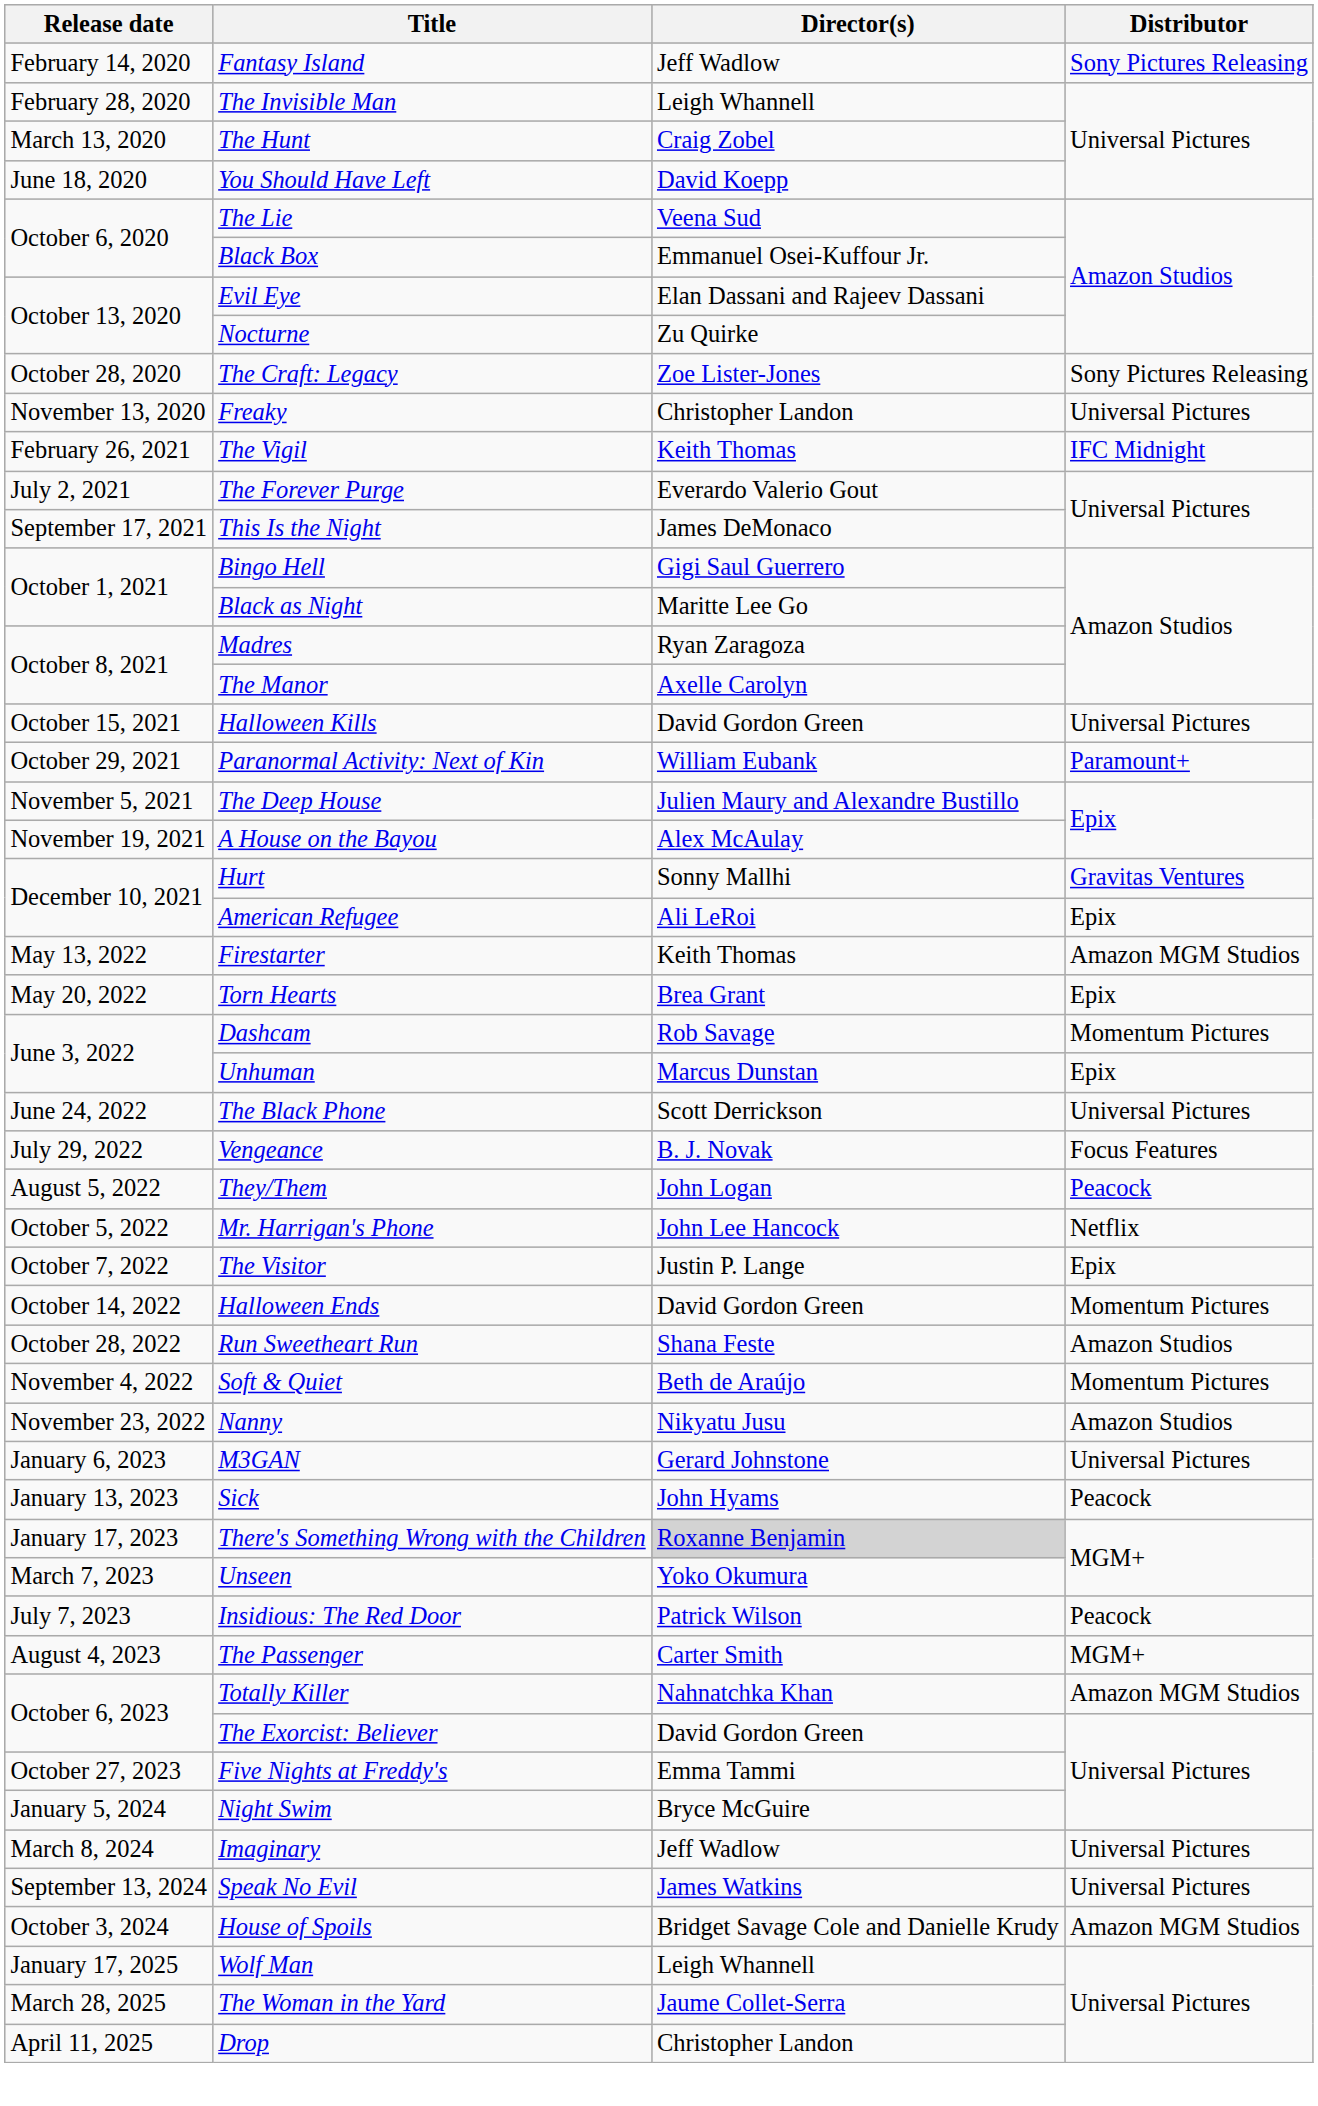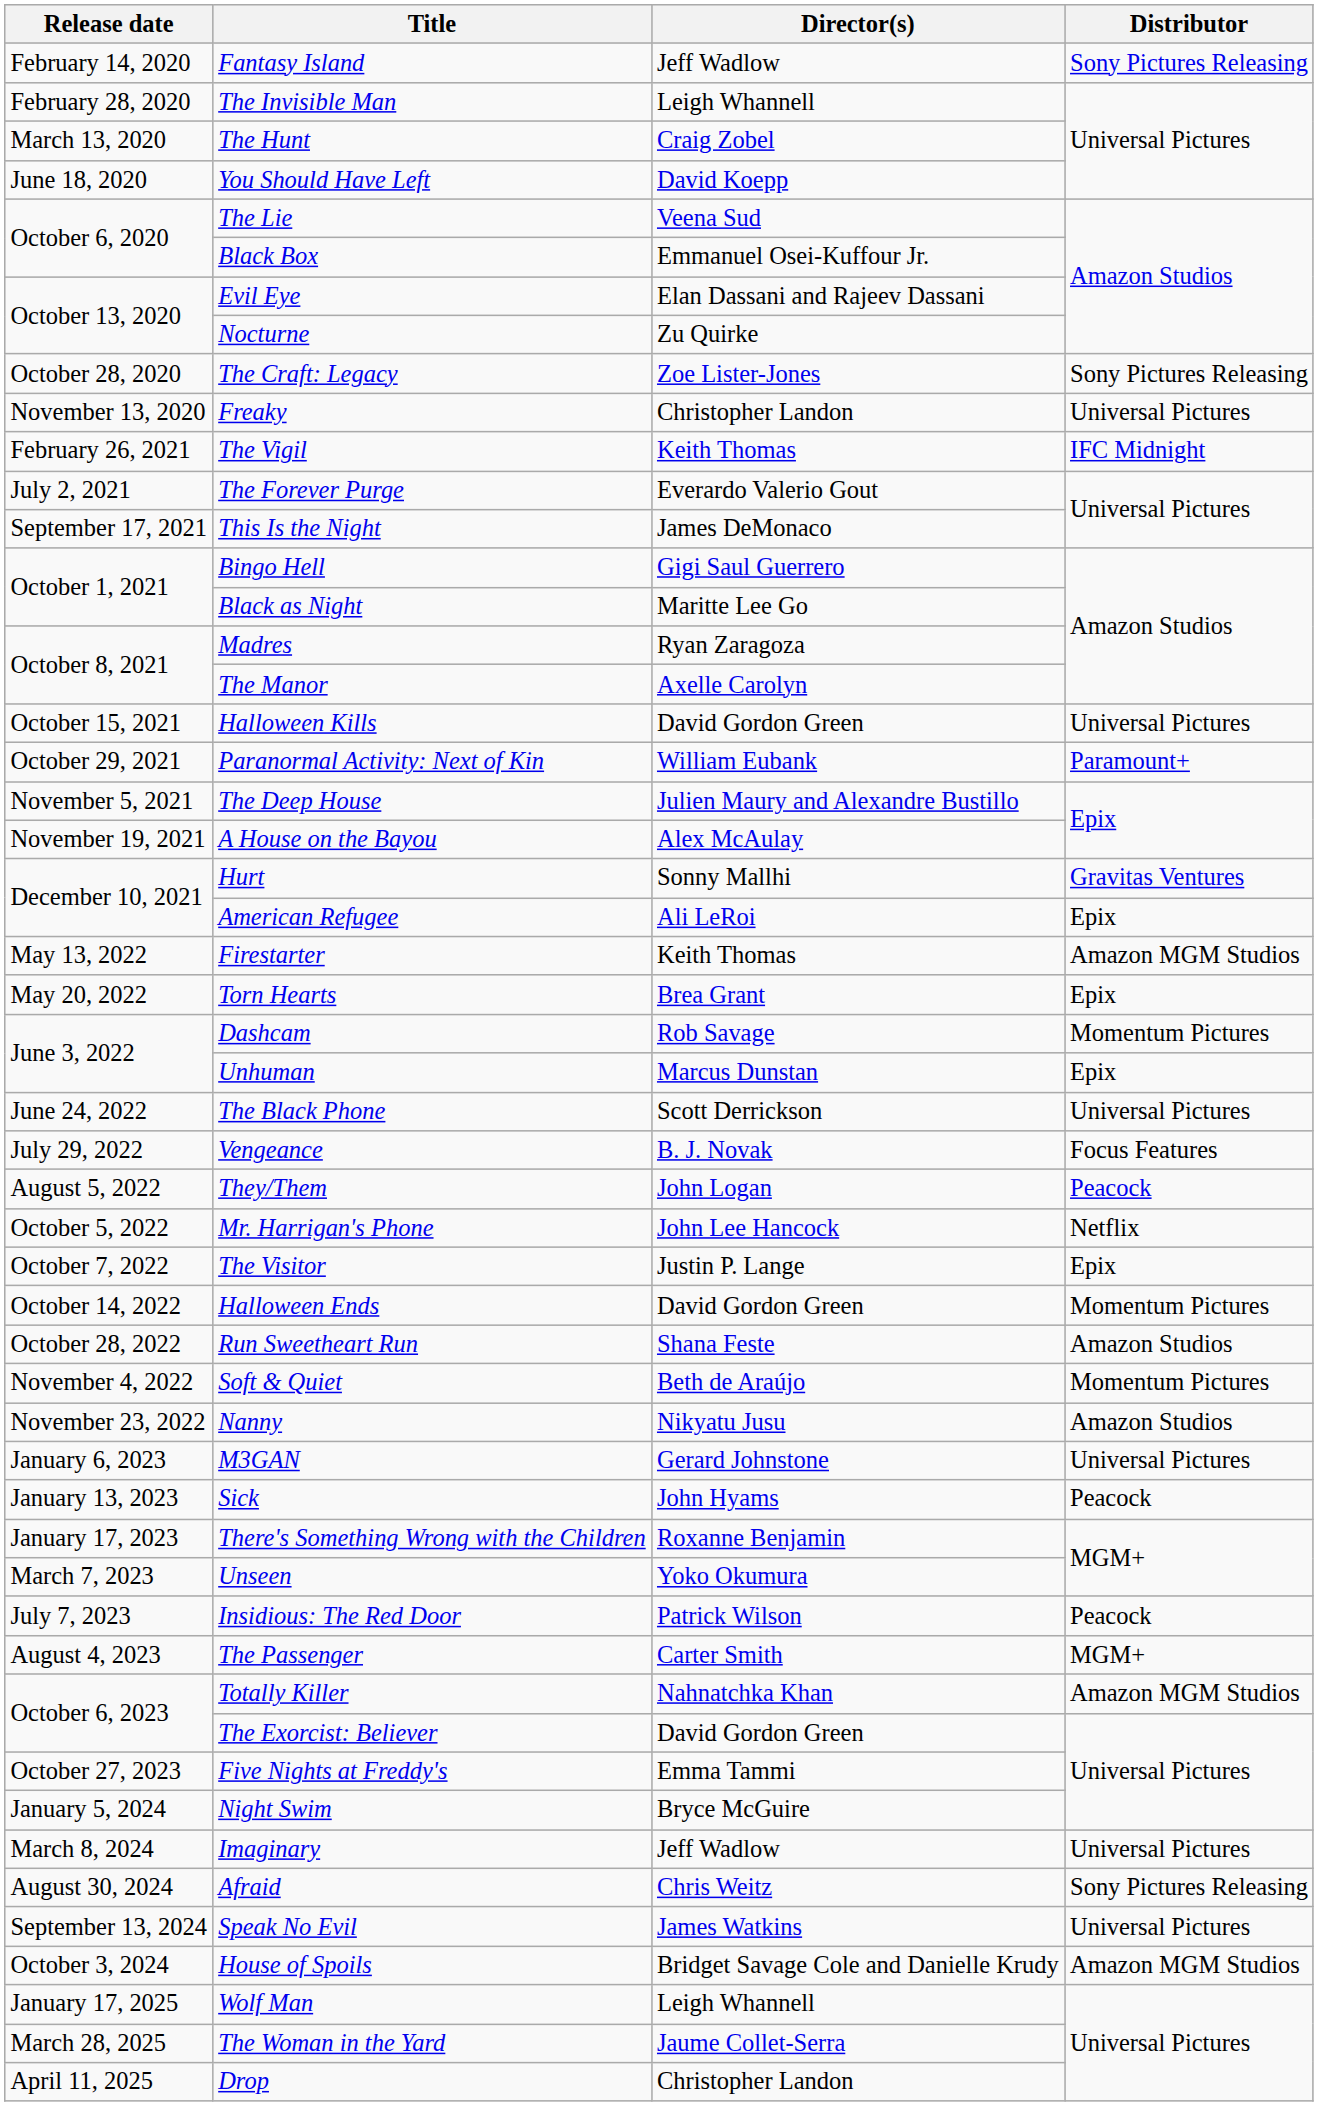(751, 1538) lightgrey background -> (751, 1538) no background
+ row: (249, 1887)
